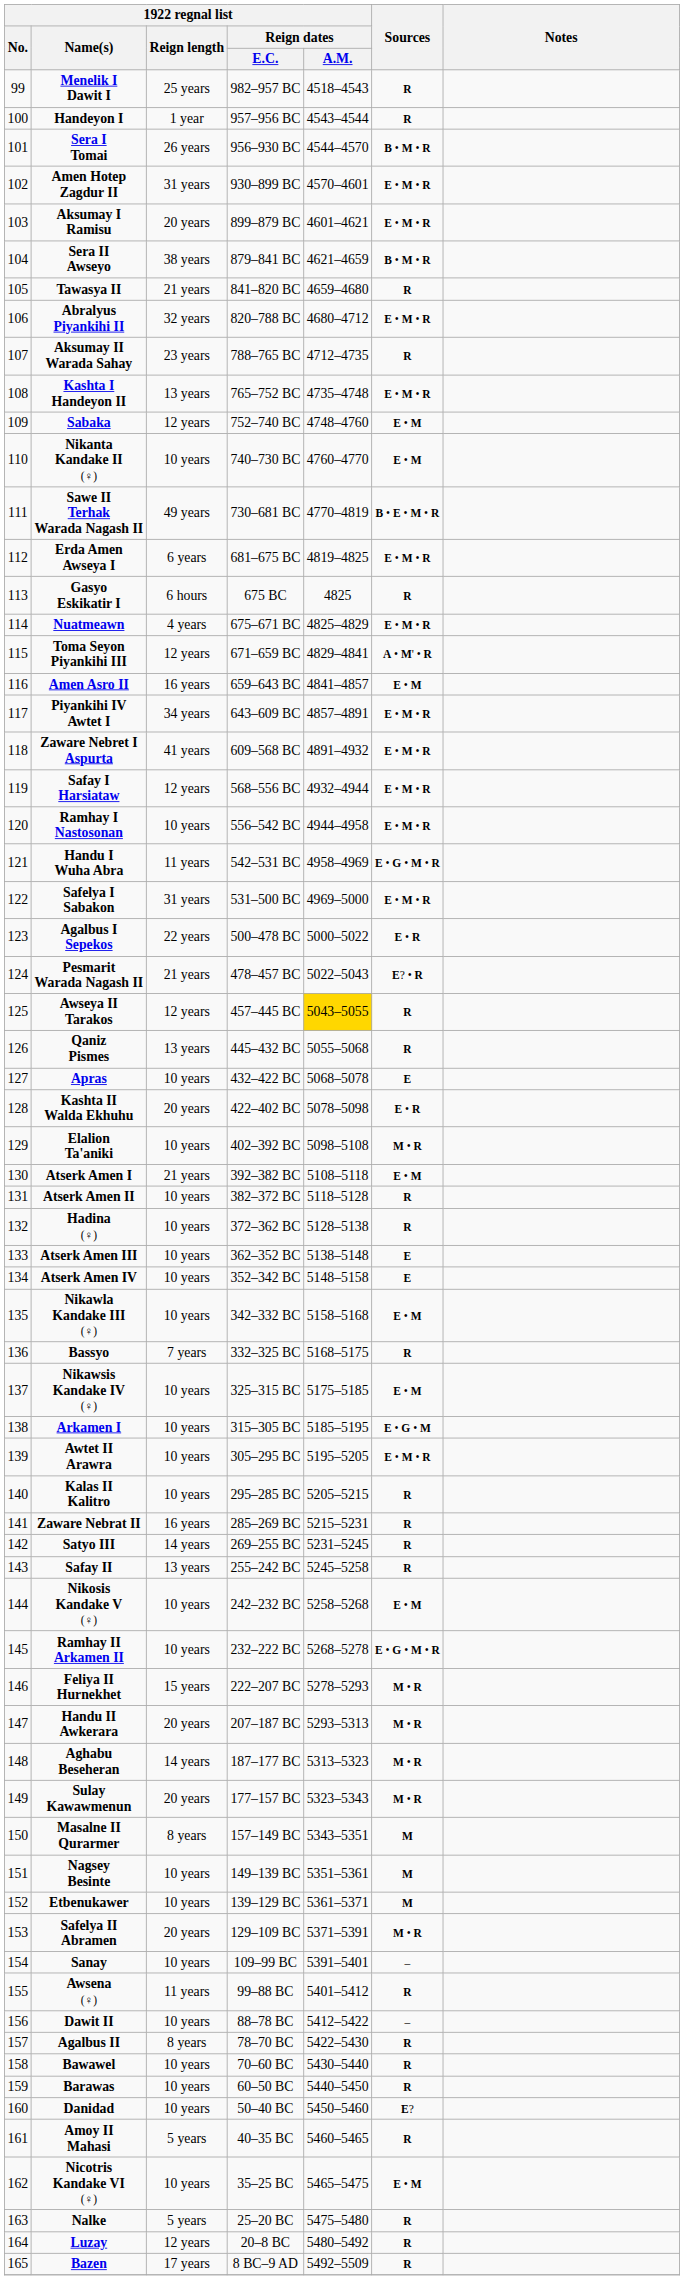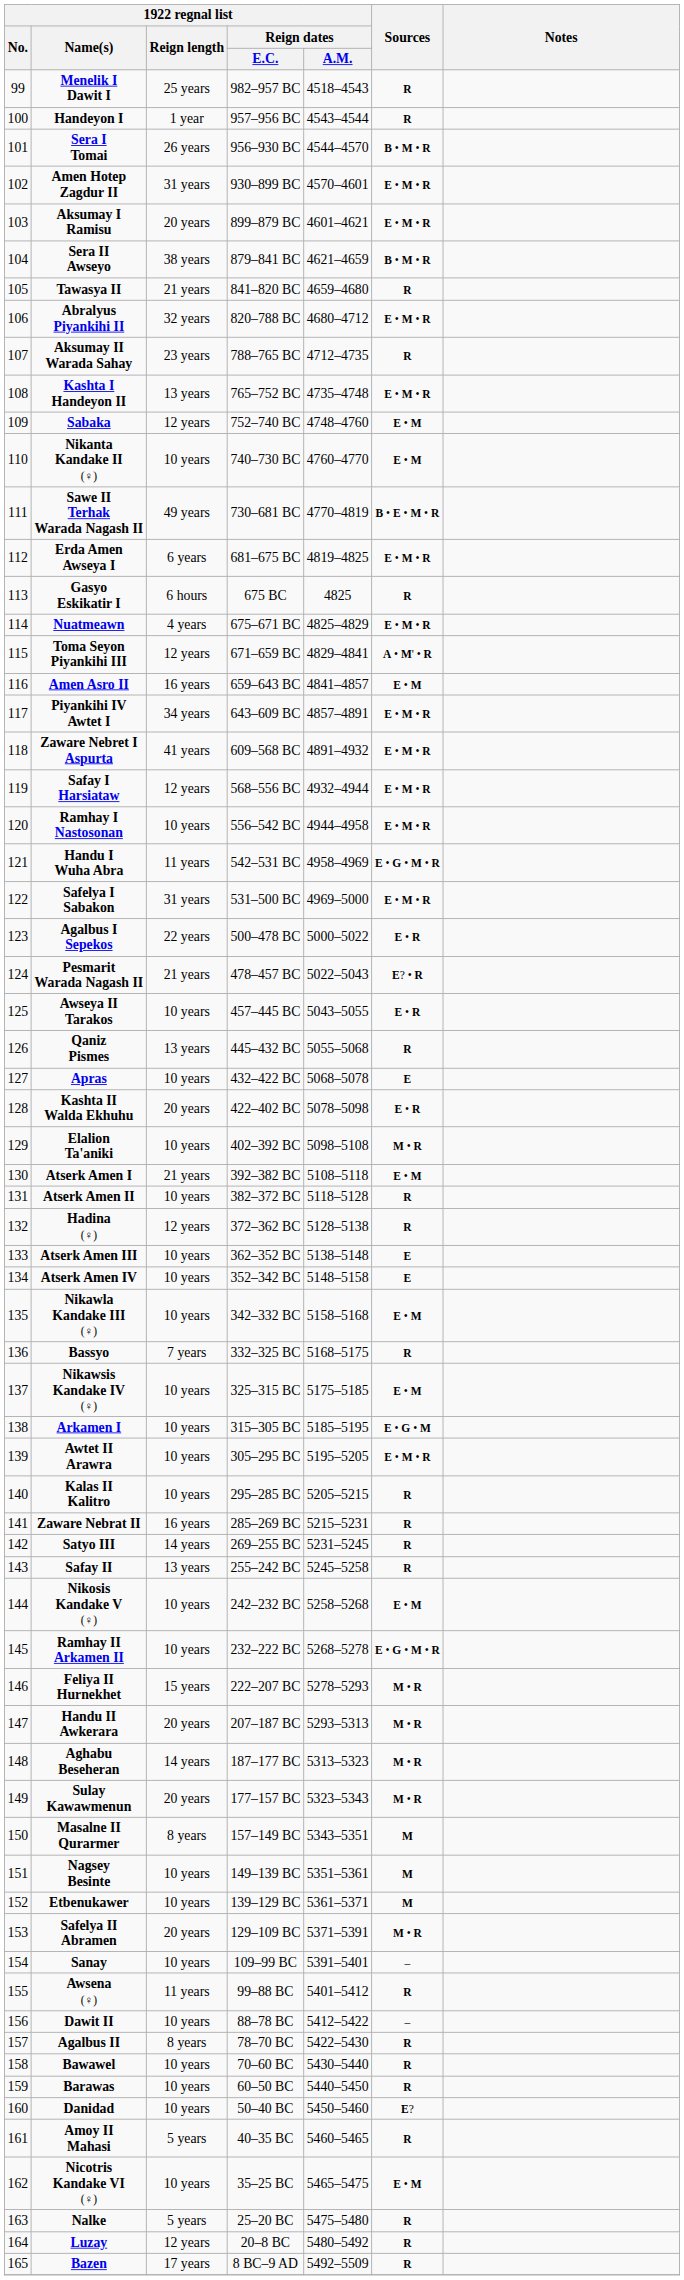(187, 1012) 12 years -> (187, 1012) 10 years
(338, 1012) gold background -> (338, 1012) no background
(407, 1012) R -> (407, 1012) E • R
(187, 1226) 10 years -> (187, 1226) 12 years
